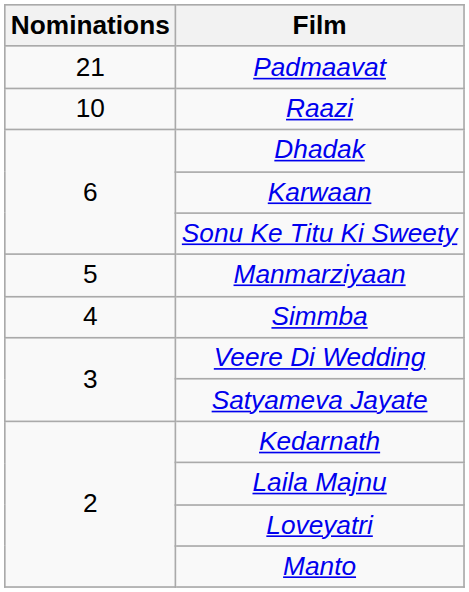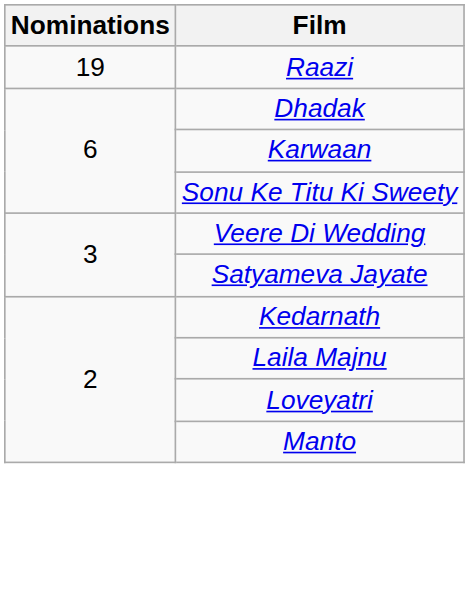- row: (320, 66)
(90, 108) 10 -> (90, 66) 19
- row: (320, 274)
- row: (320, 316)
